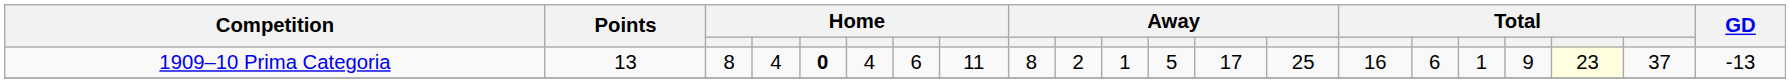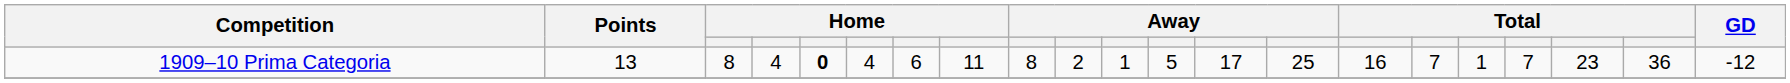(1435, 62) 6 -> (1435, 62) 7
(1528, 62) 9 -> (1528, 62) 7
(1587, 62) lightyellow background -> (1587, 62) no background
(1660, 62) 37 -> (1660, 62) 36
(1741, 62) -13 -> (1741, 62) -12
